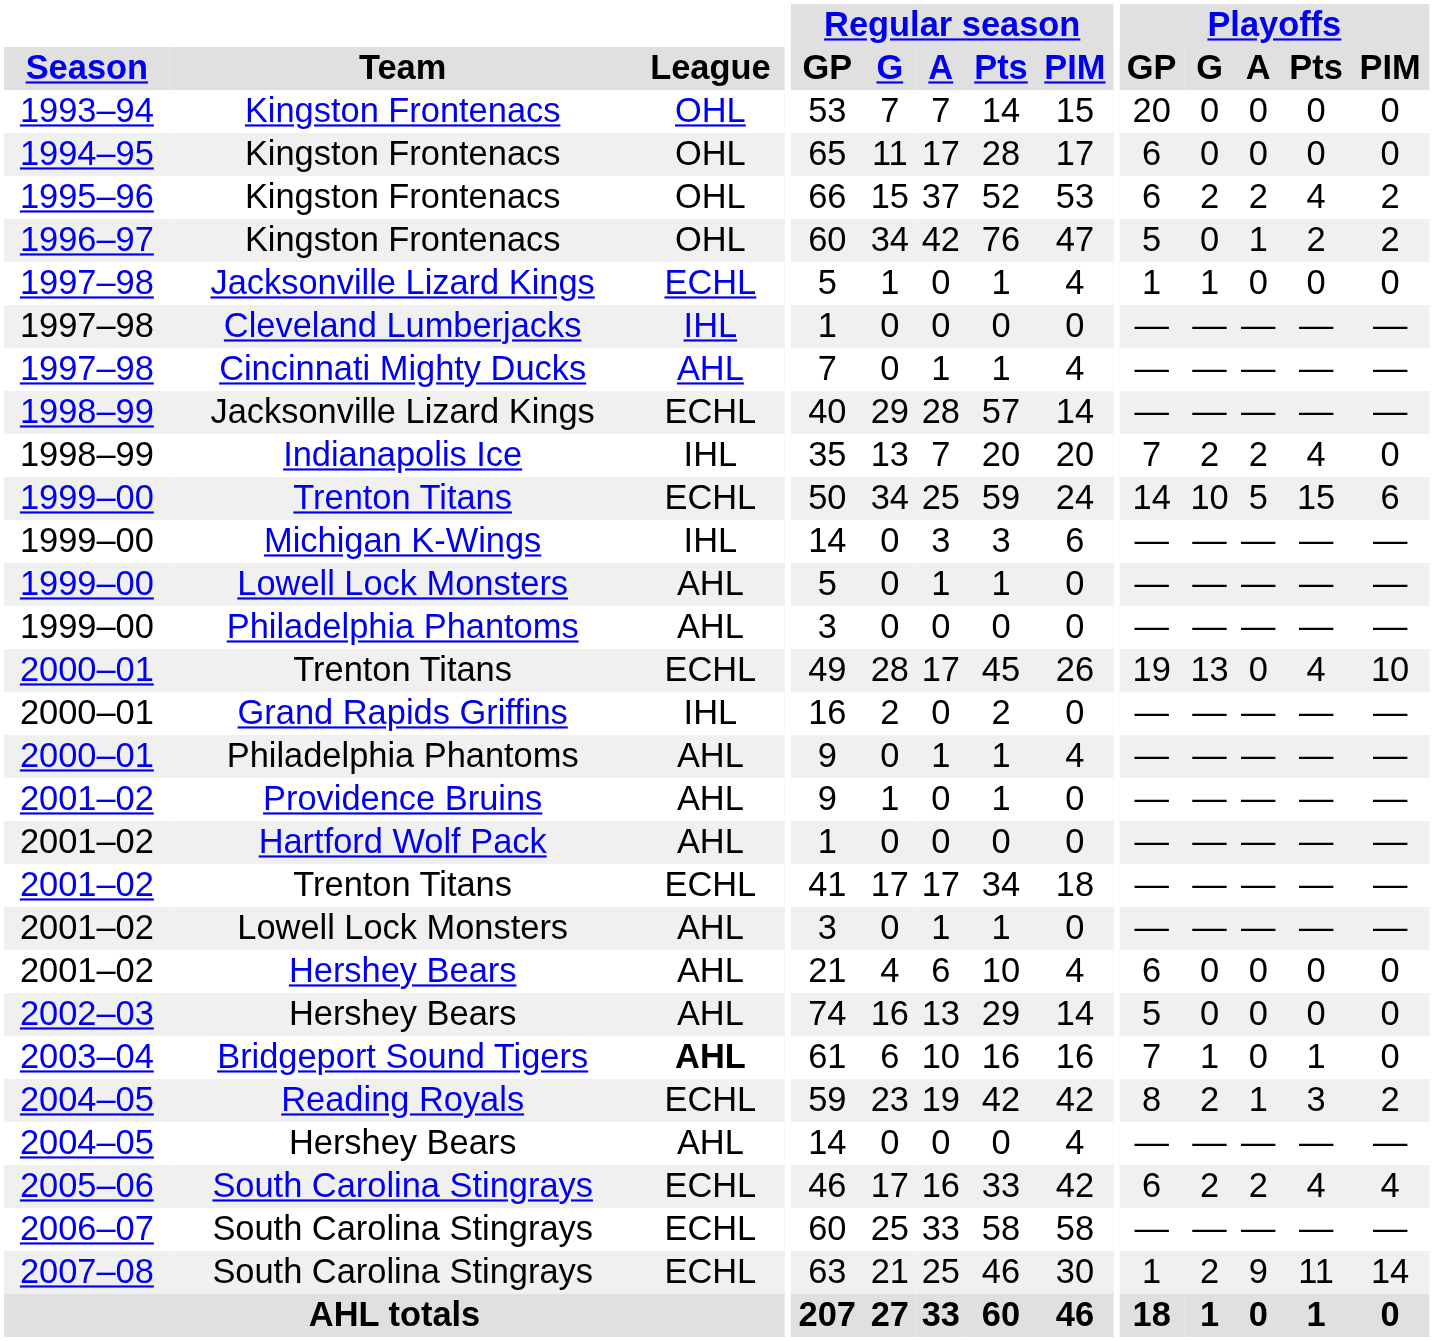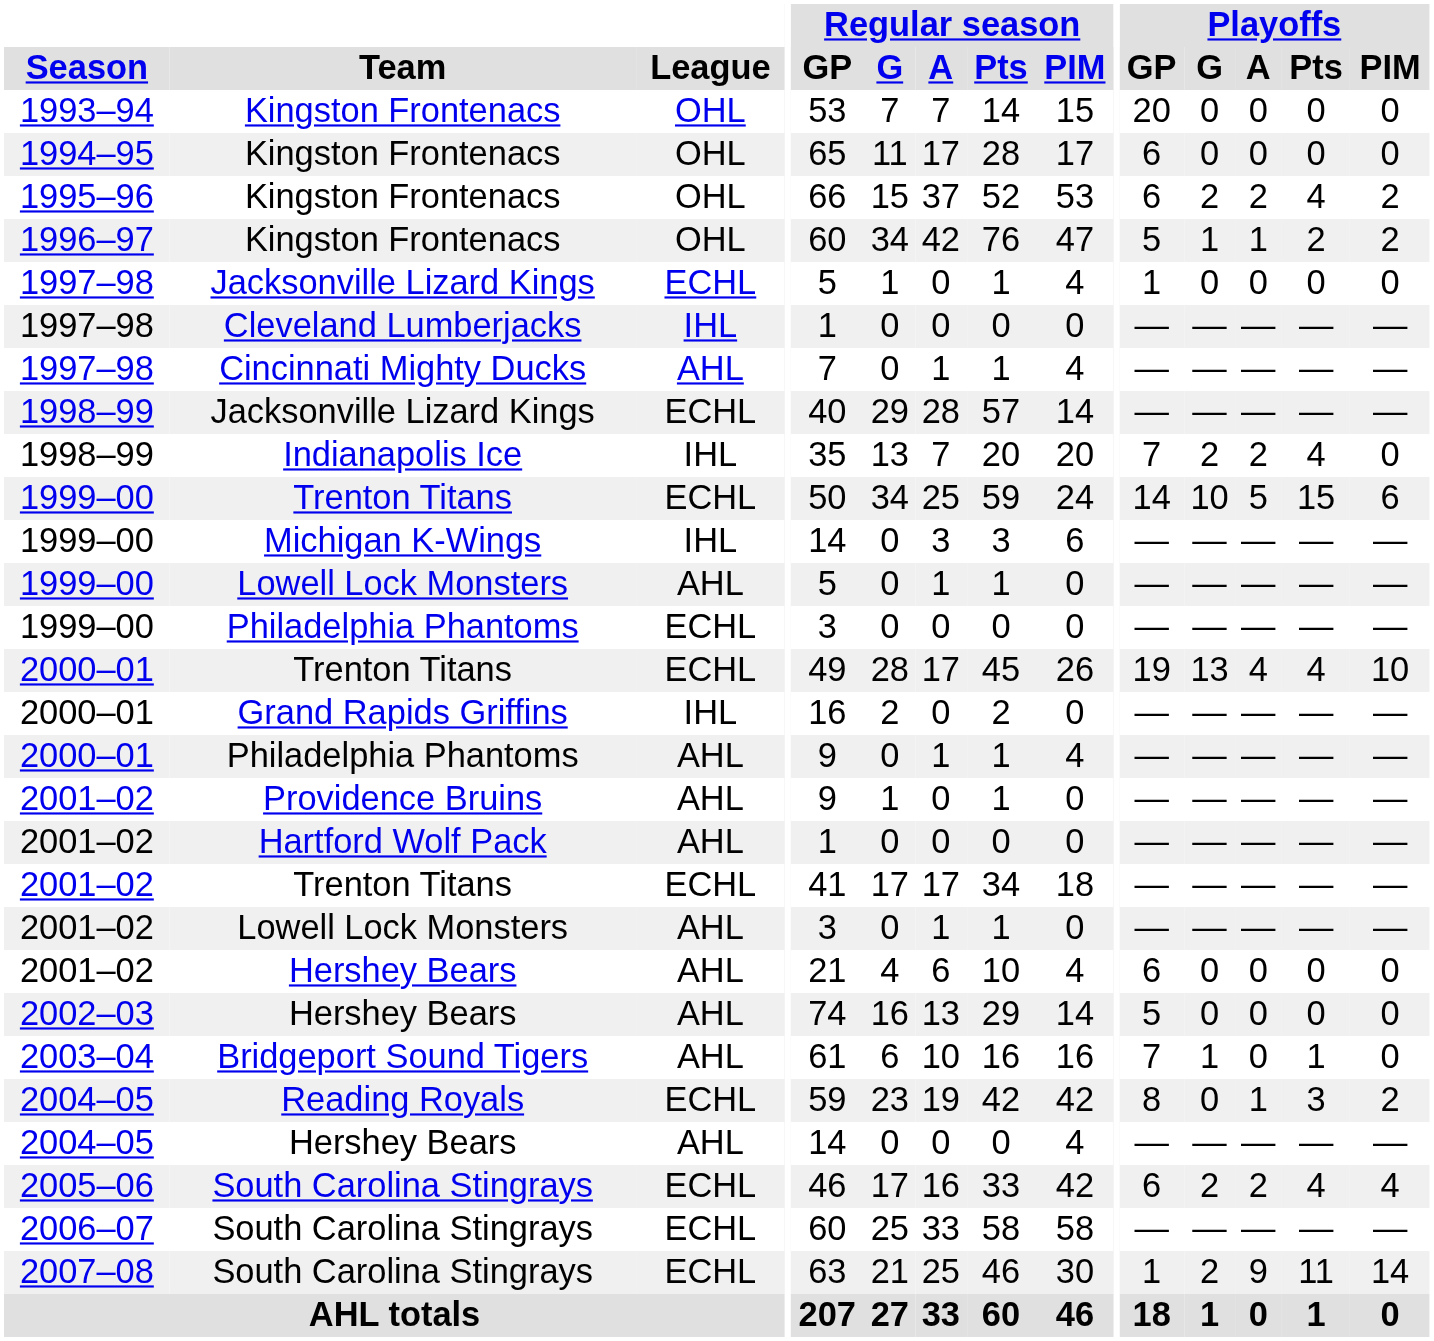(1210, 239) 0 -> (1210, 239) 1
(1210, 282) 1 -> (1210, 282) 0
(710, 626) AHL -> (710, 626) ECHL
(1258, 669) 0 -> (1258, 669) 4
(710, 1056) bold -> (710, 1056) normal
(1210, 1099) 2 -> (1210, 1099) 0
